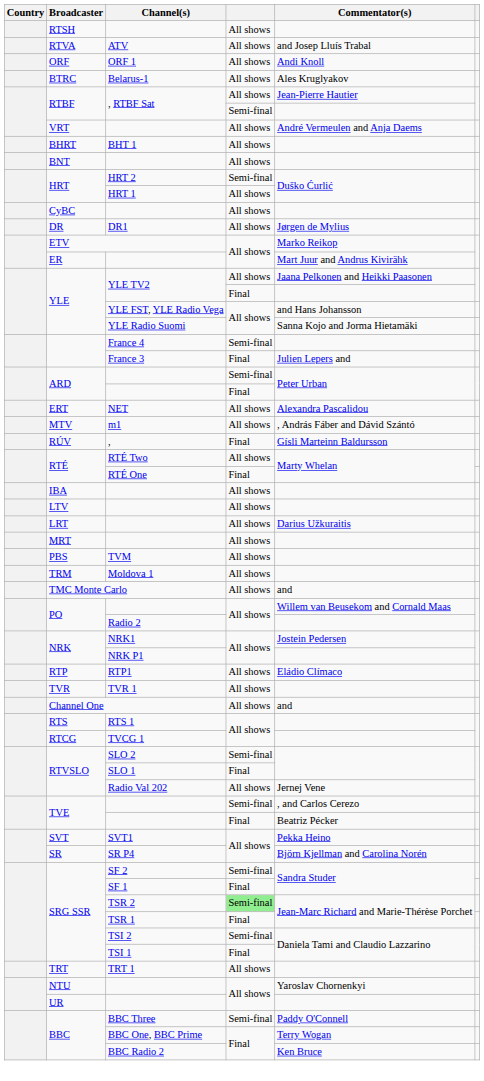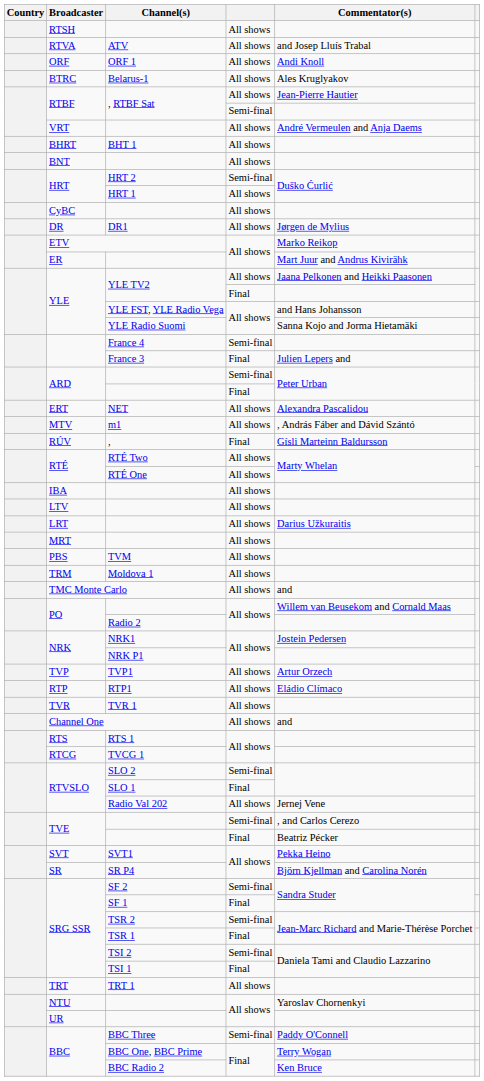(239, 474) Final -> (249, 474) All shows
+ row: (59, 672)
(250, 903) lightgreen background -> (250, 919) no background
